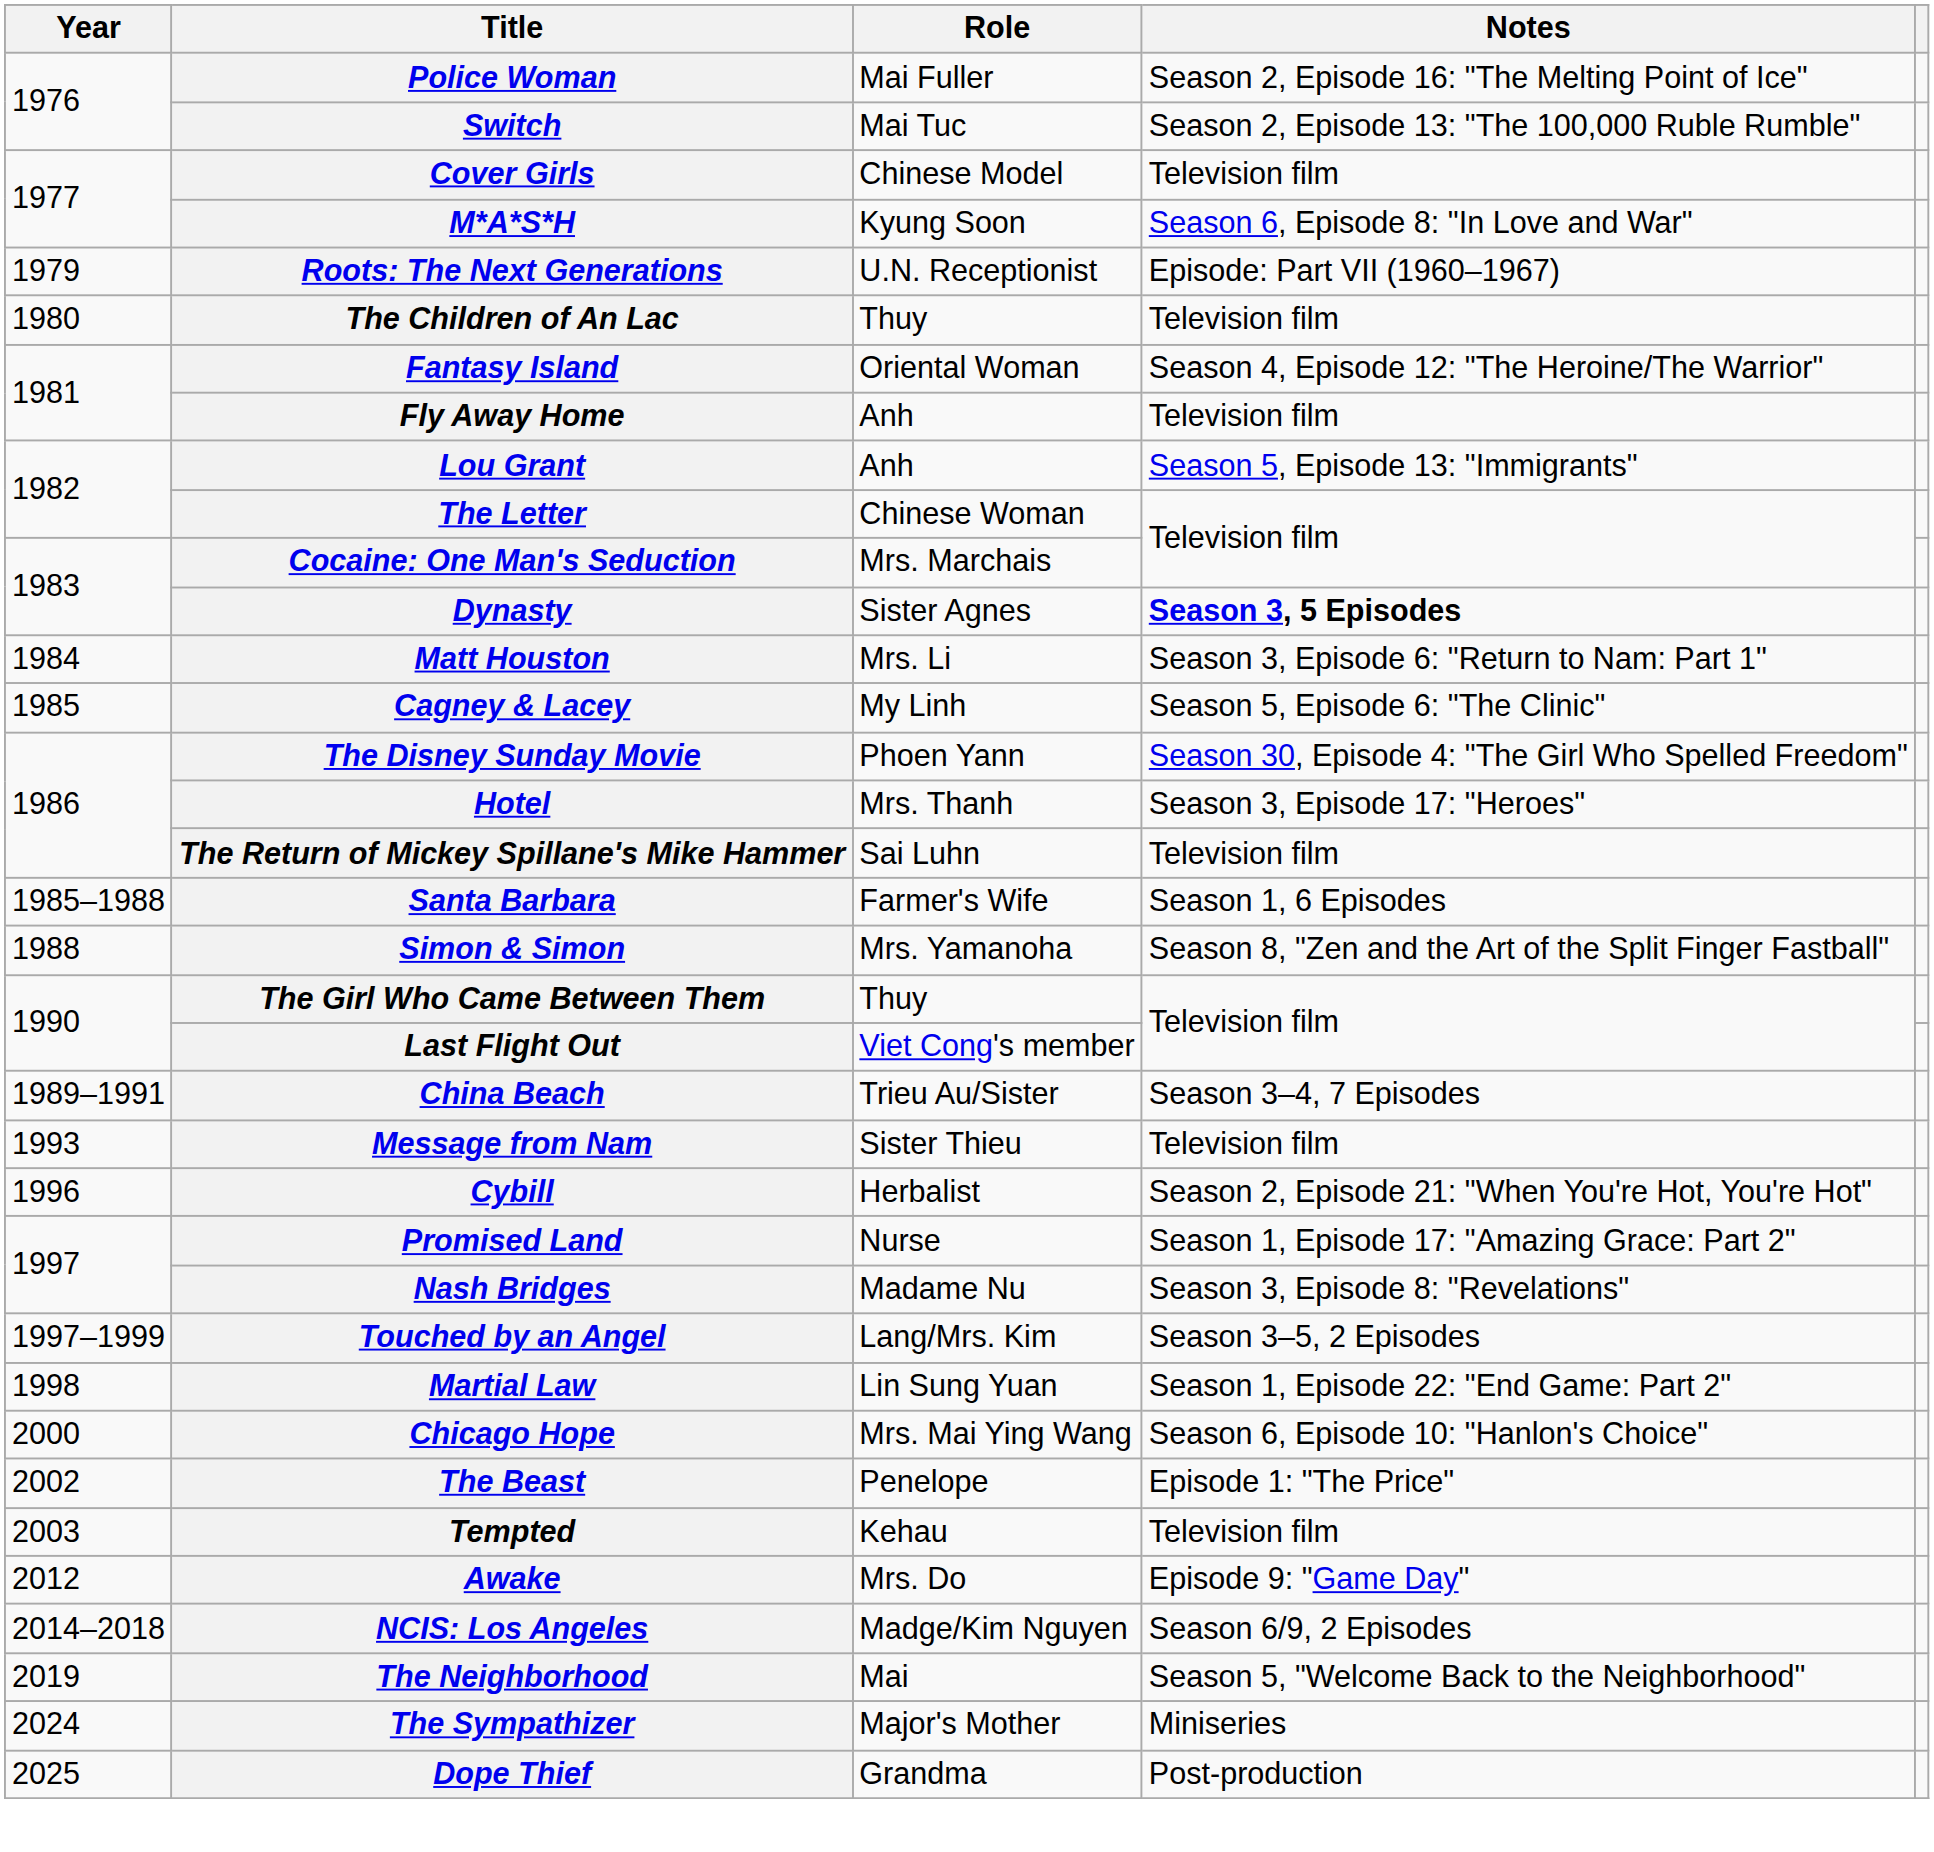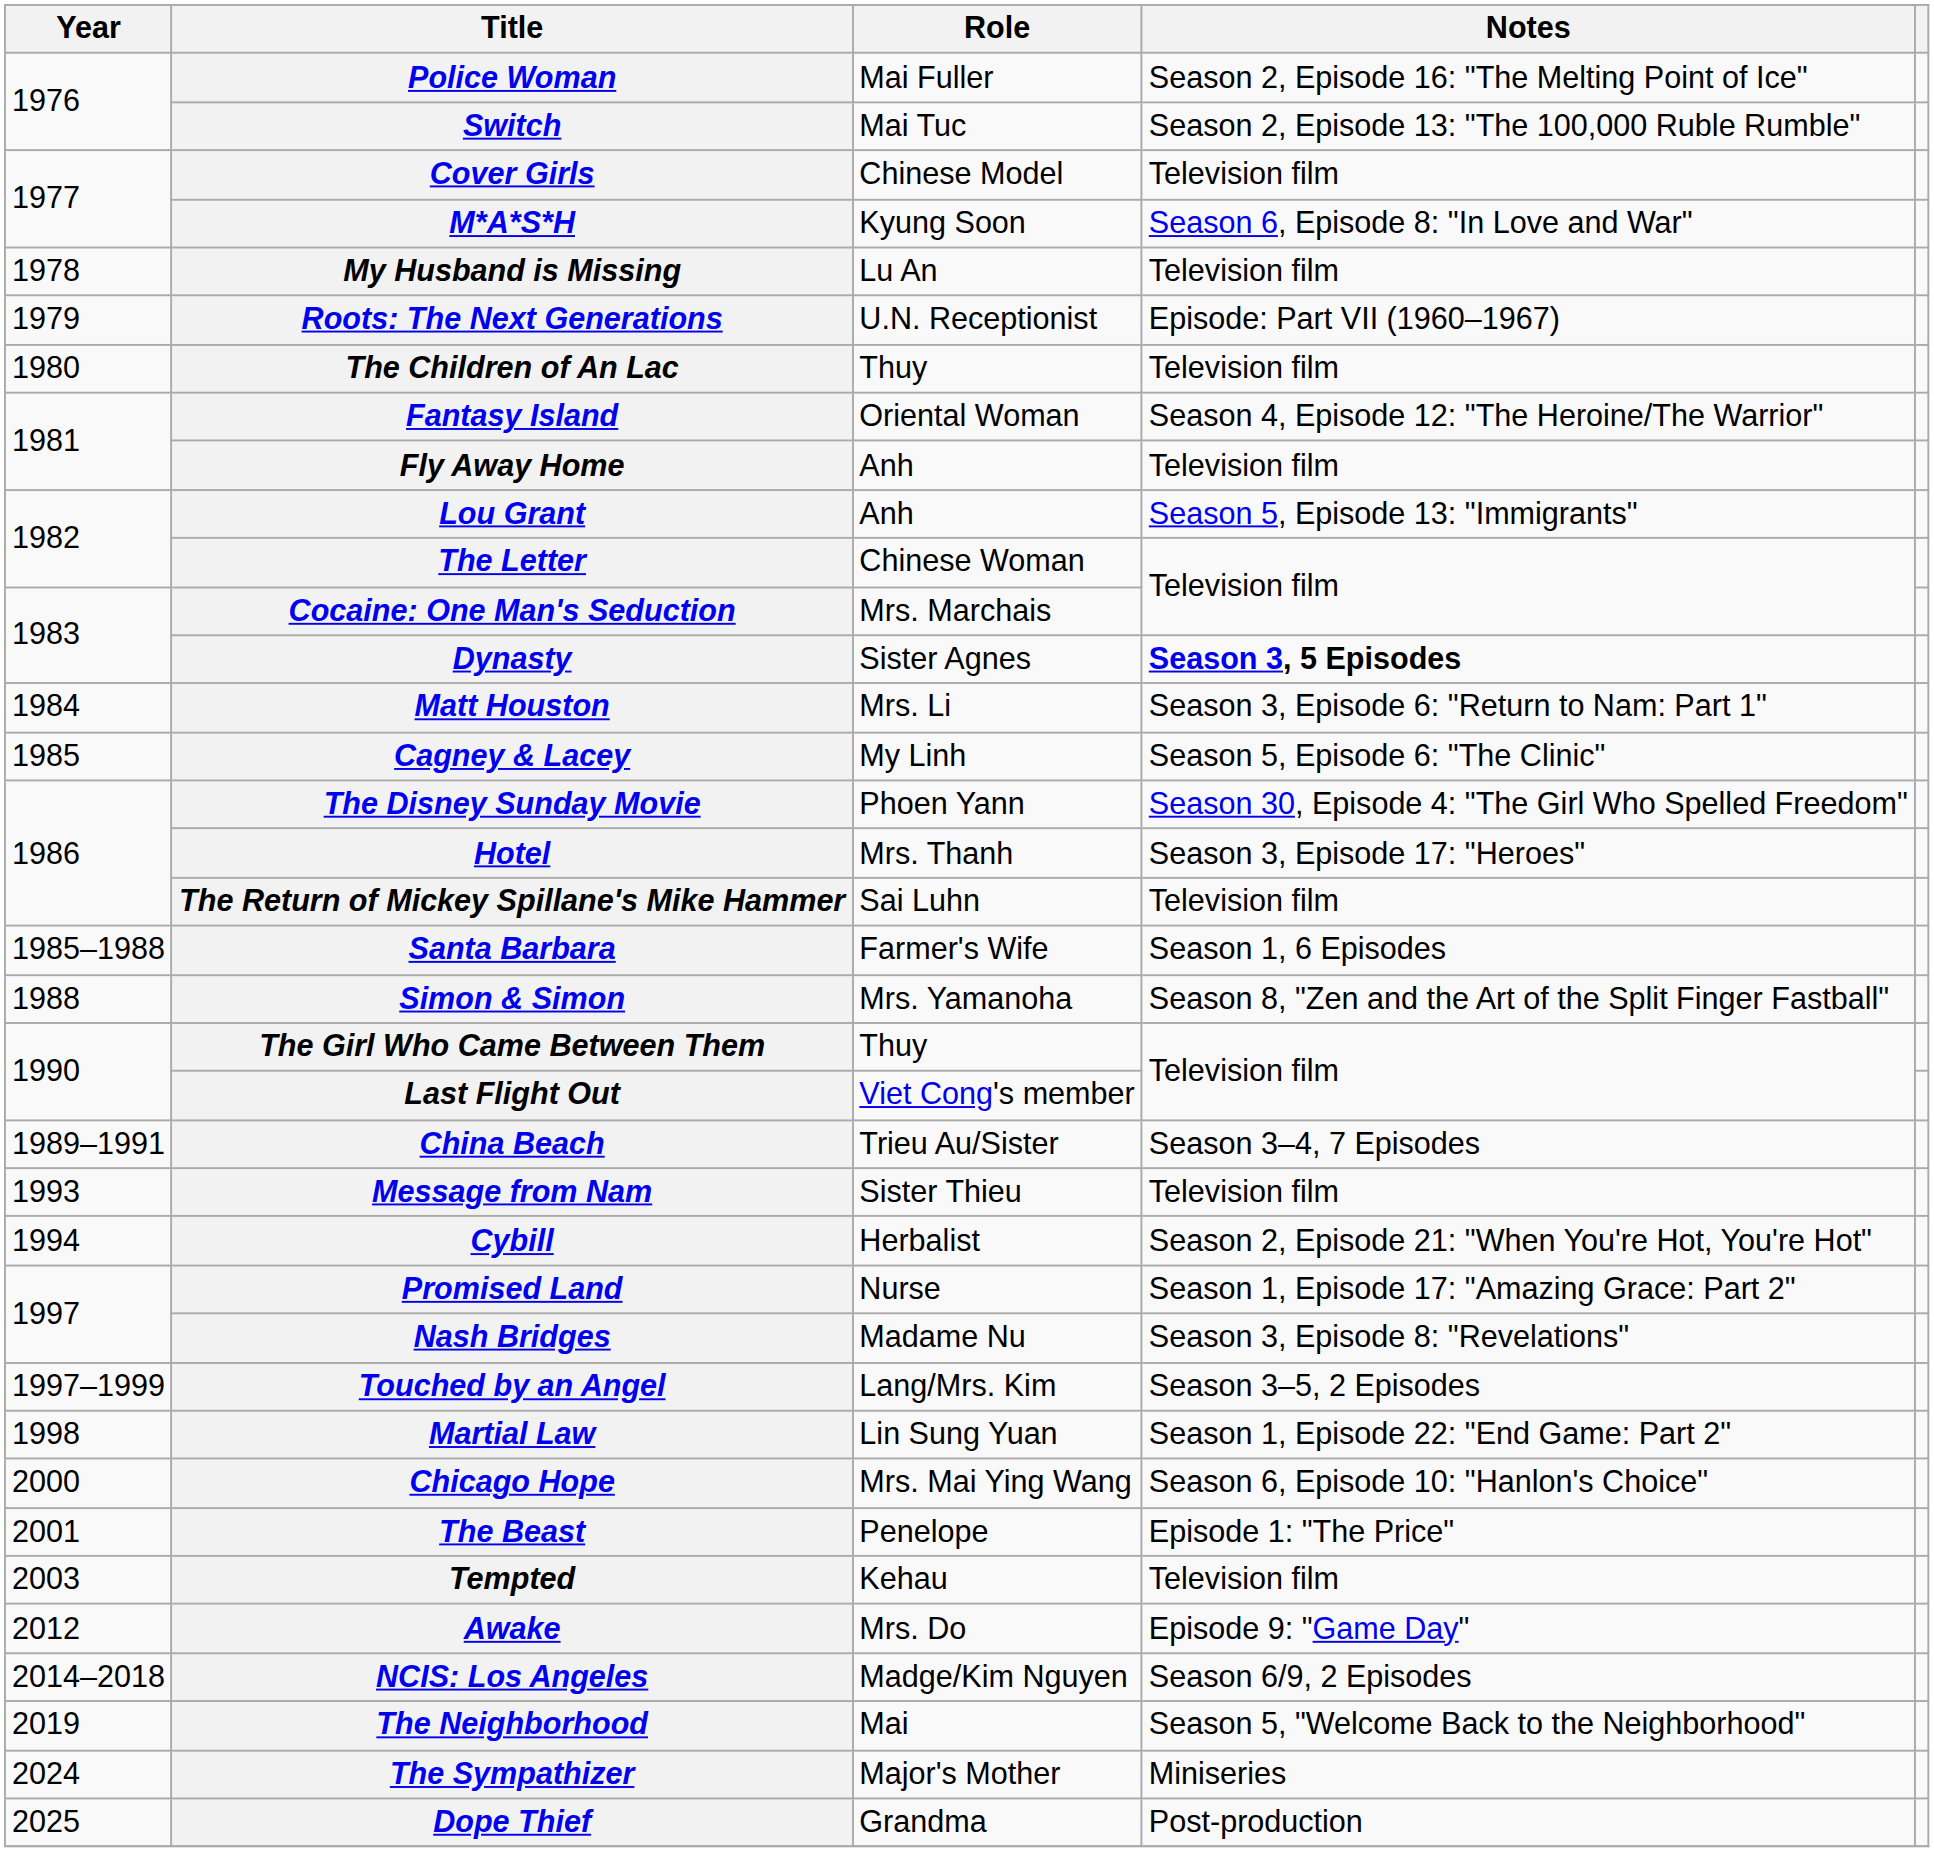+ row: (512, 271)
(46, 1191) 1996 -> (46, 1240) 1994
(46, 1482) 2002 -> (46, 1531) 2001
